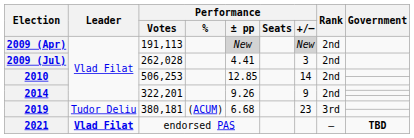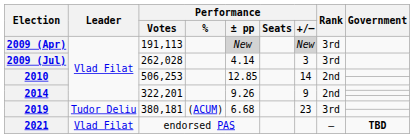(331, 45) 2nd -> (331, 45) 3rd
(243, 61) 4.41 -> (243, 61) 4.14
(331, 61) 2nd -> (331, 61) 3rd
(104, 125) bold -> (104, 125) normal
